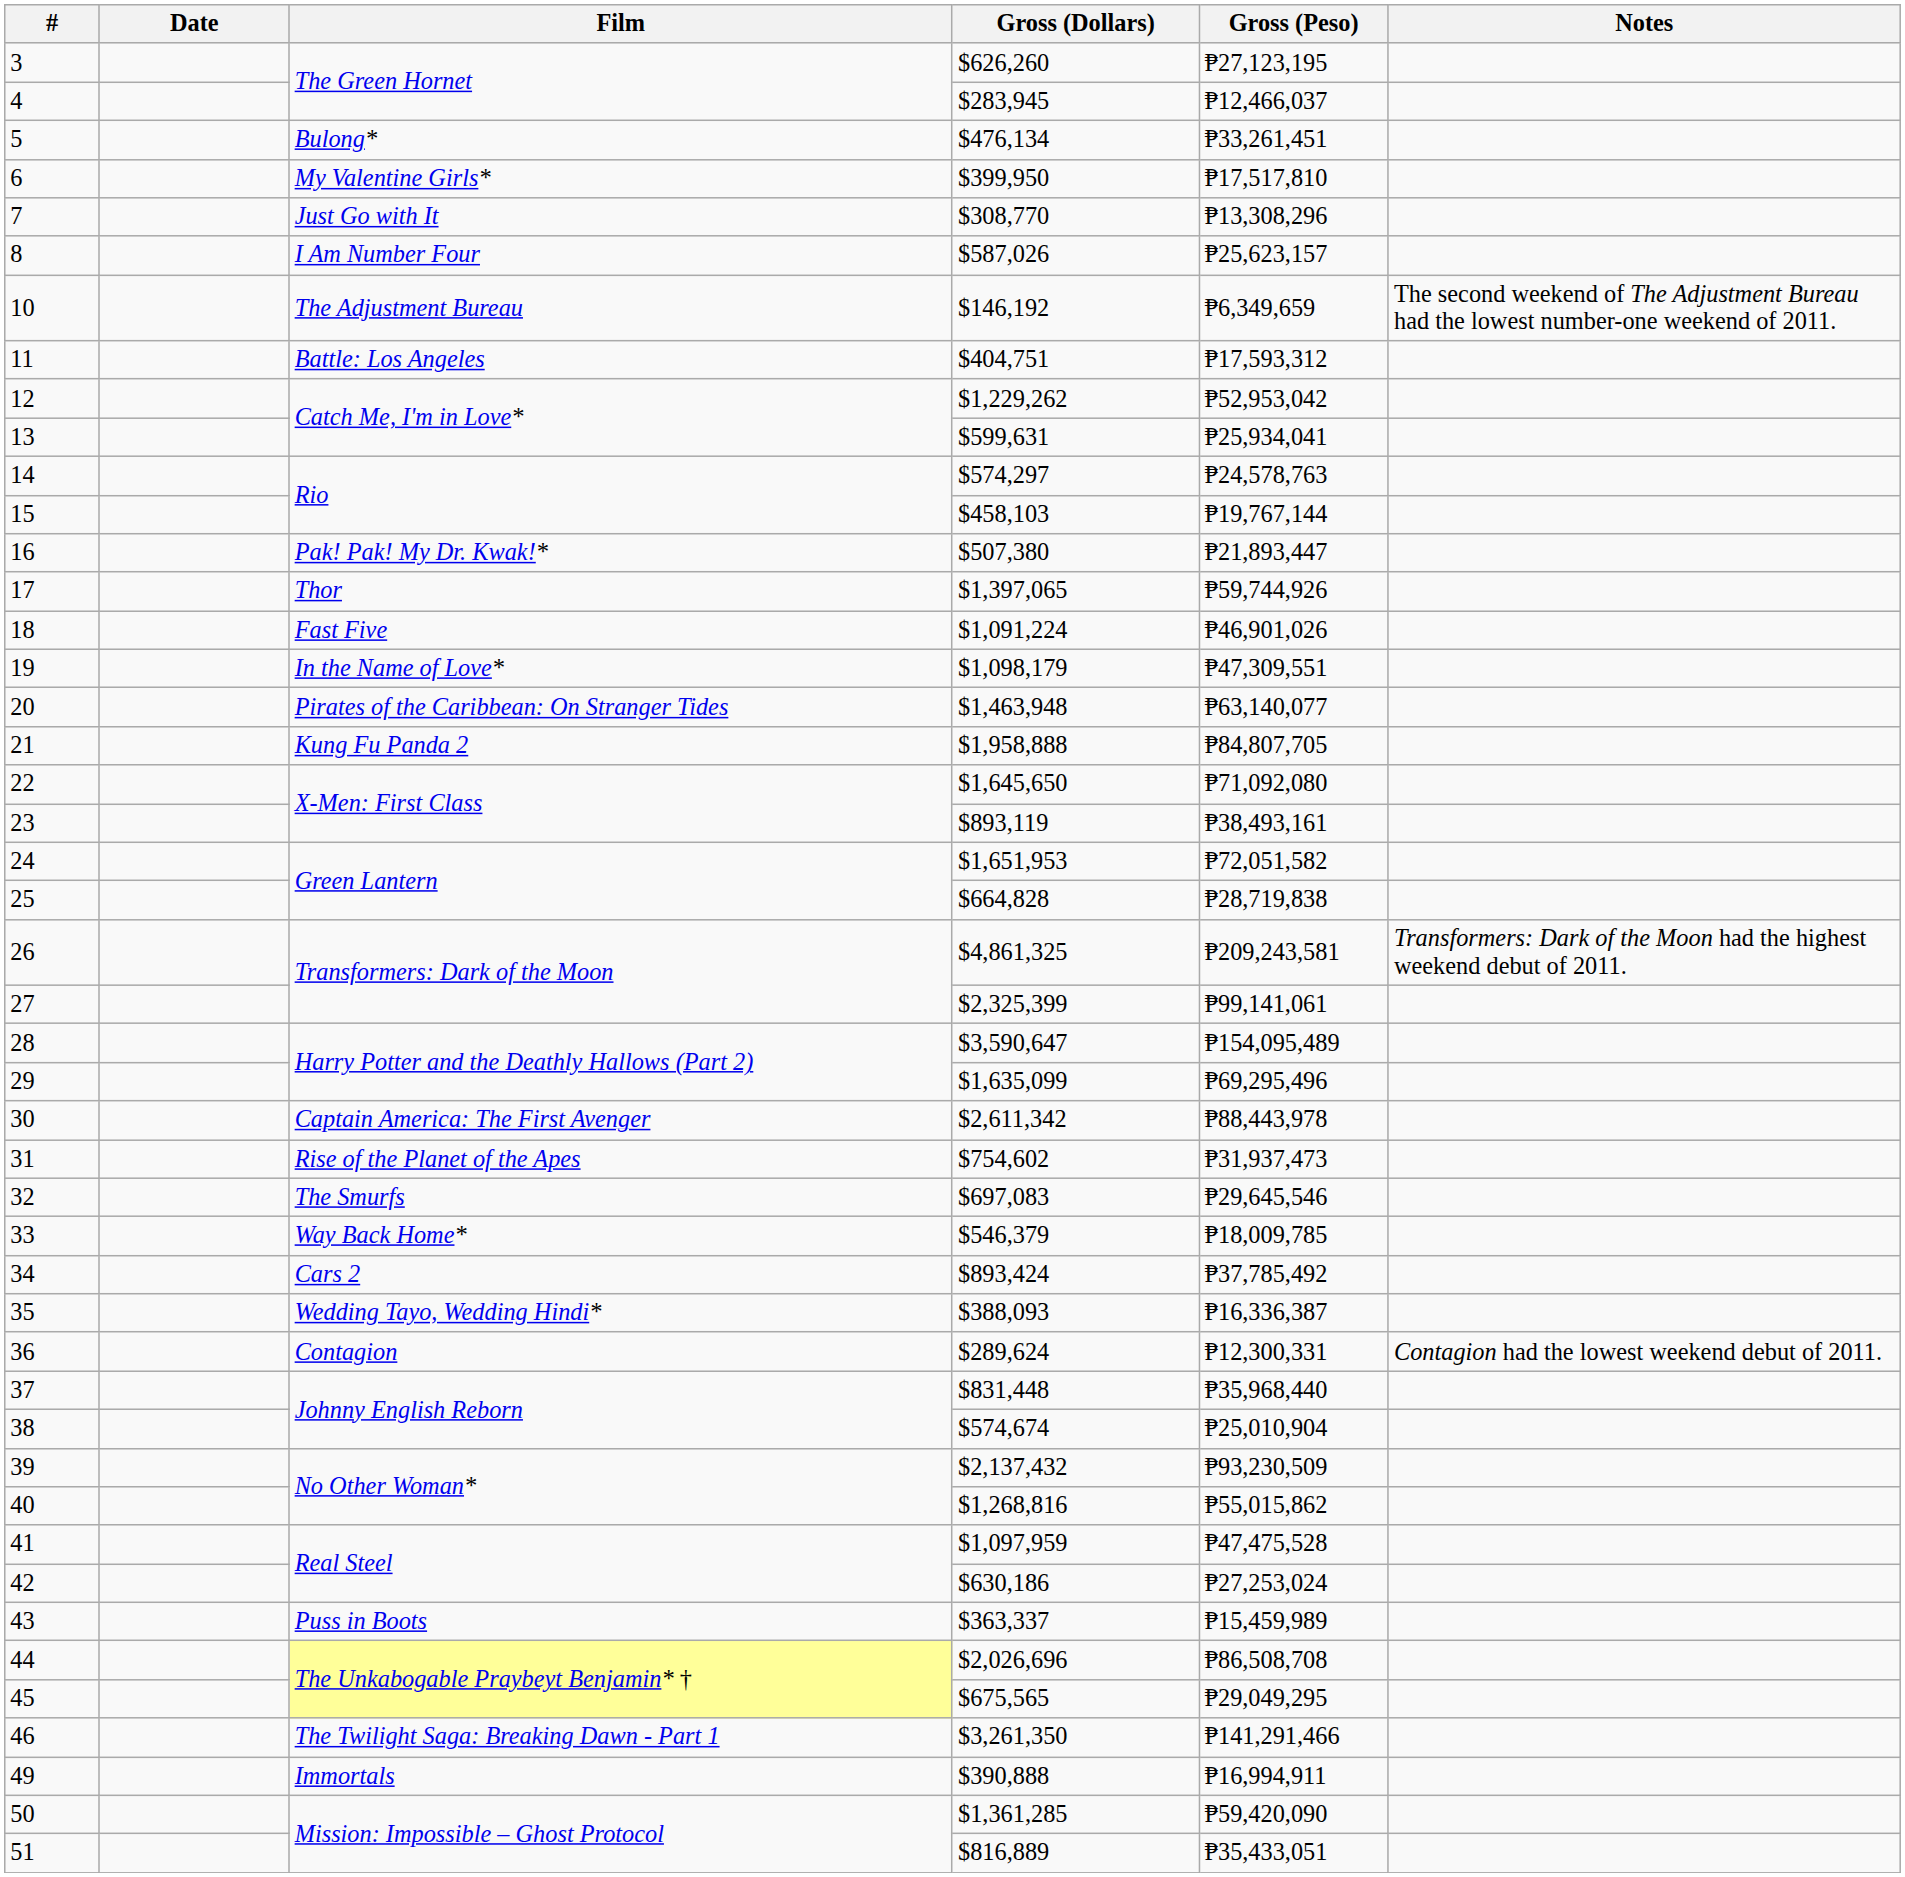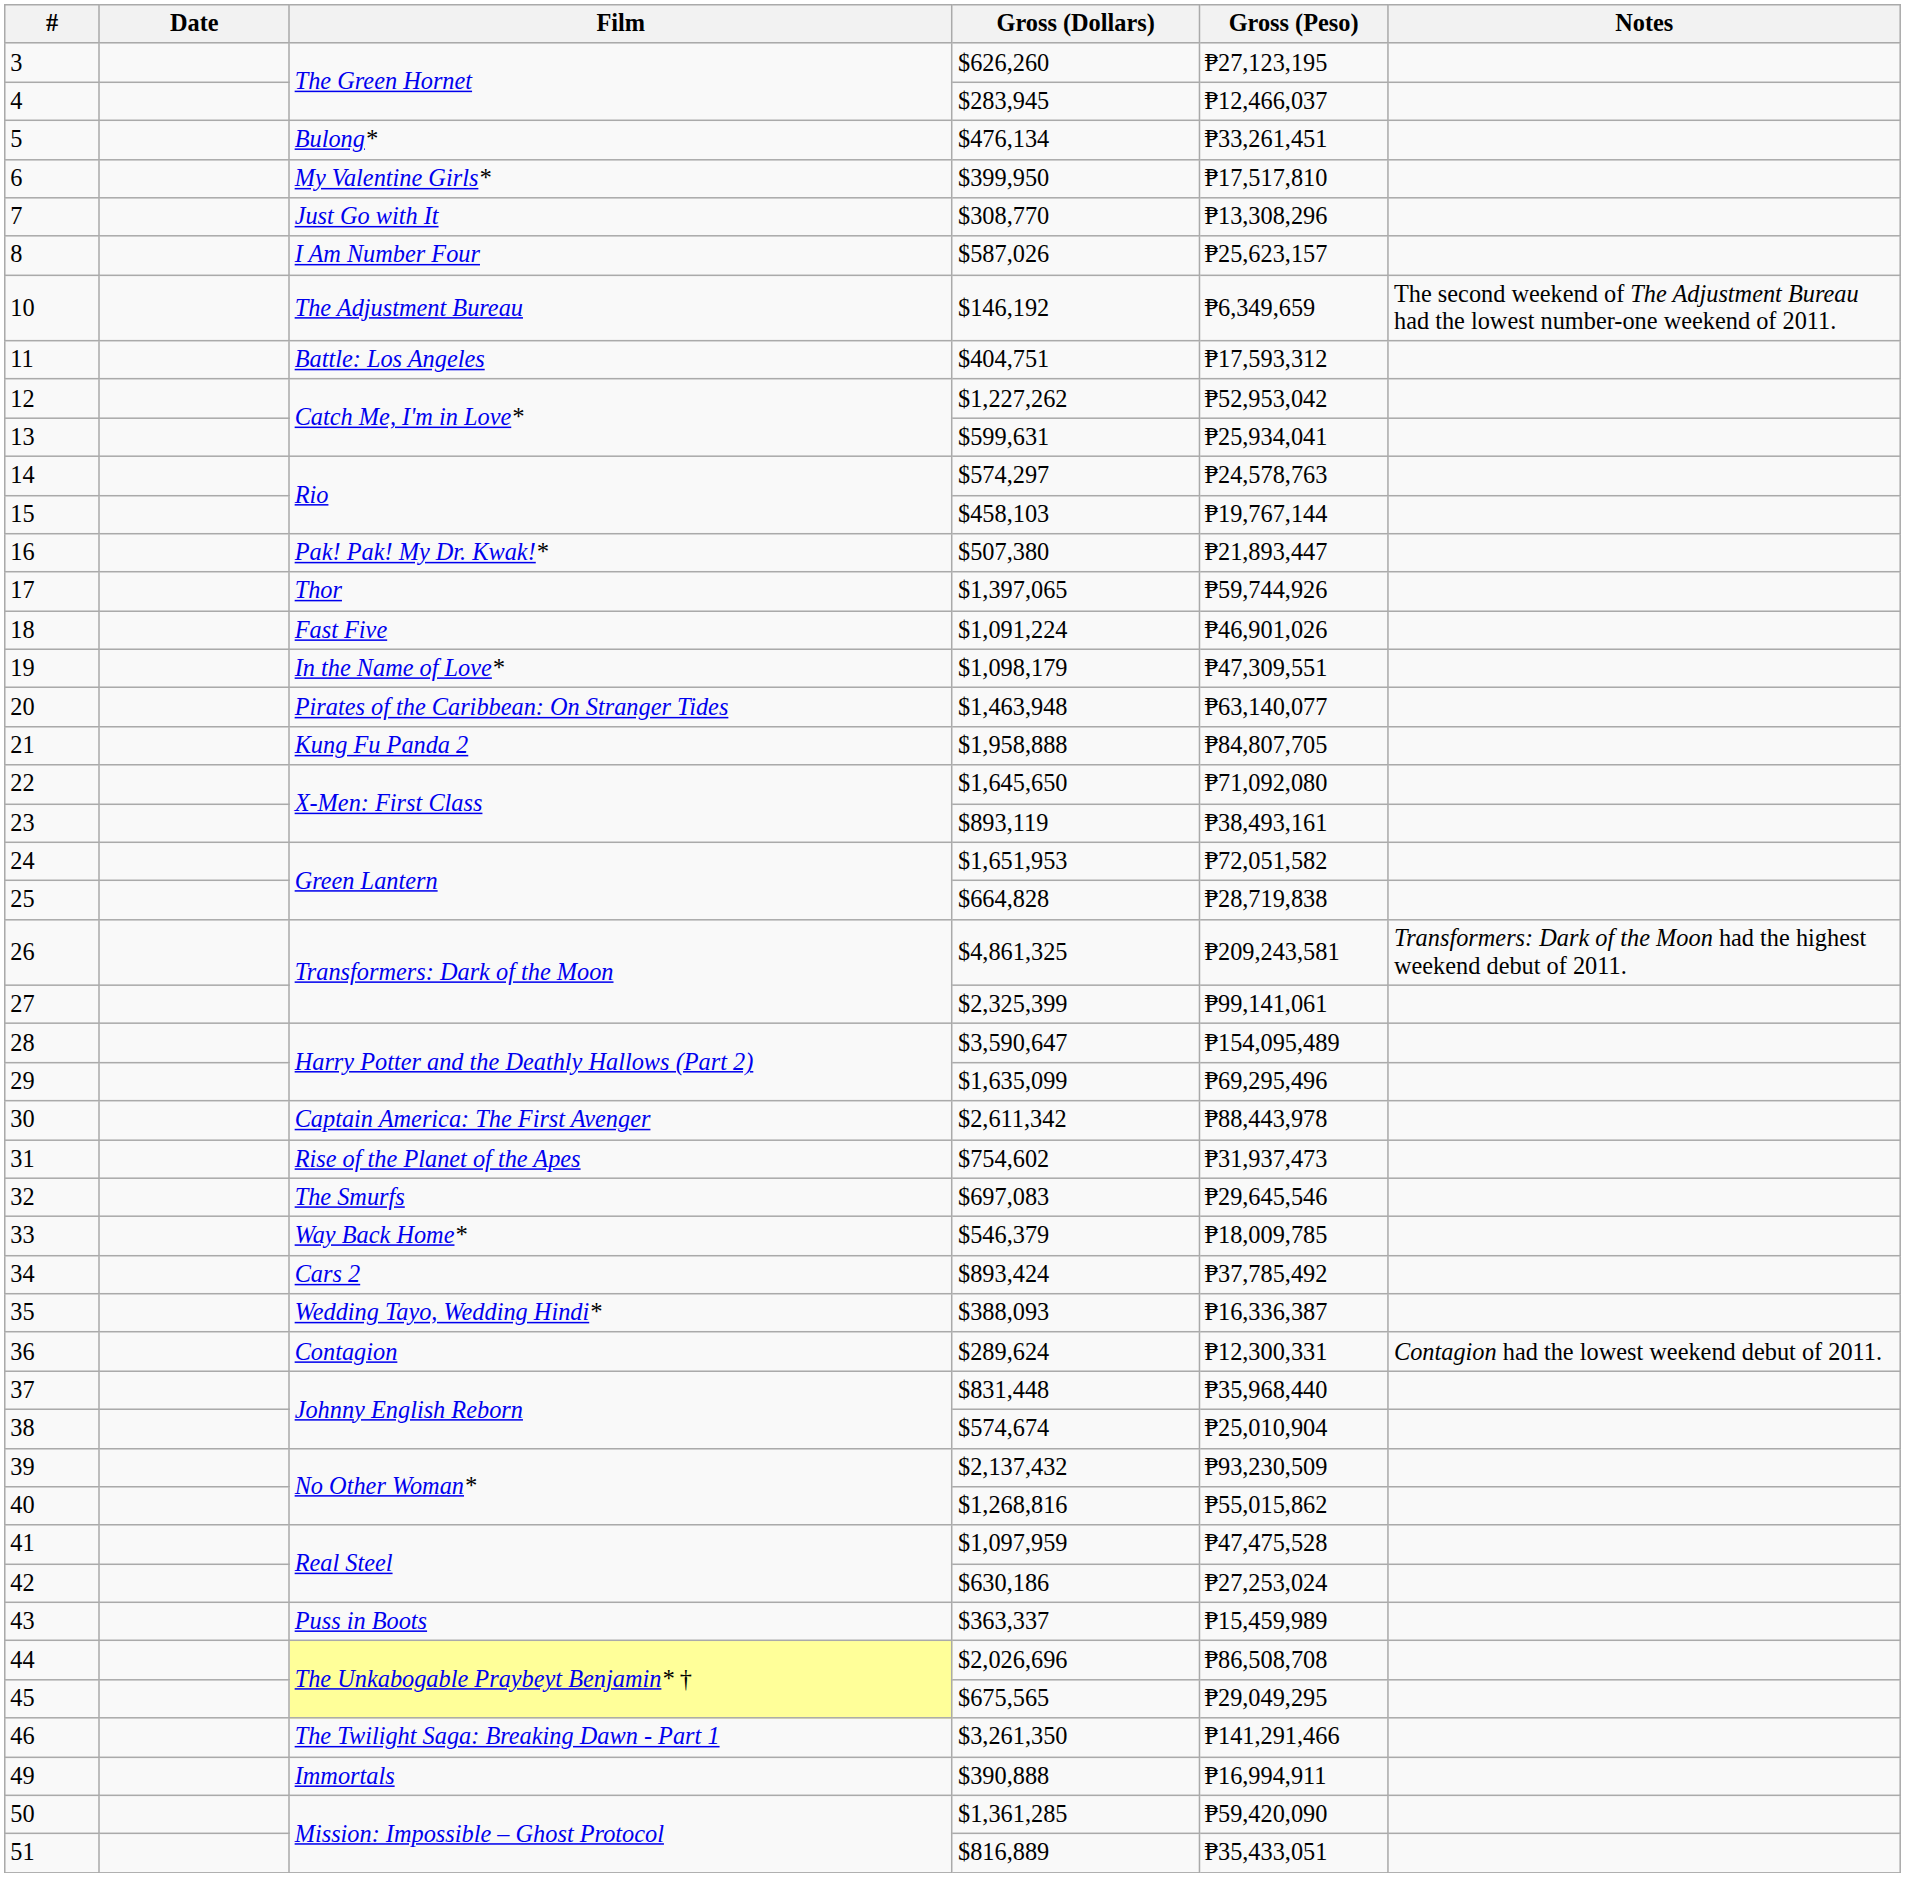(1013, 398) $1,229,262 -> (1013, 398) $1,227,262
